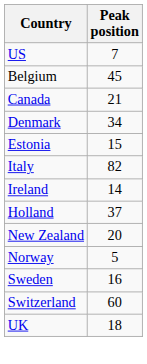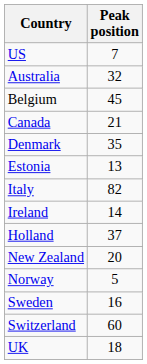+ row: (34, 76)
(115, 122) 34 -> (115, 144) 35
(115, 144) 15 -> (115, 167) 13
